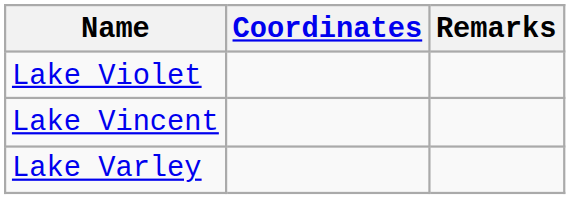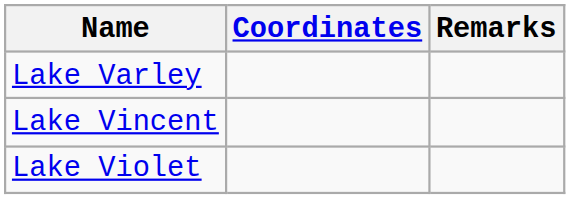rows swapped: (107, 169) <-> (107, 75)
